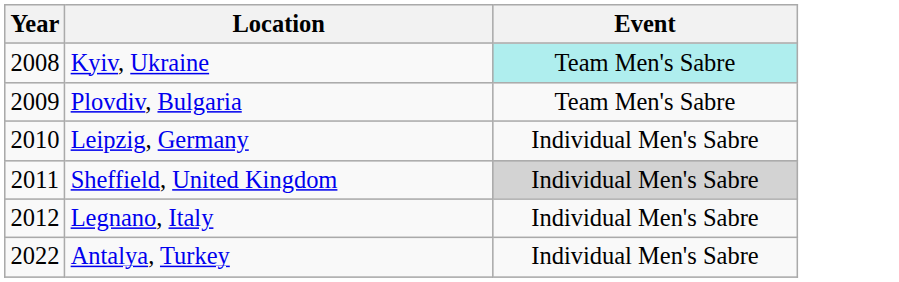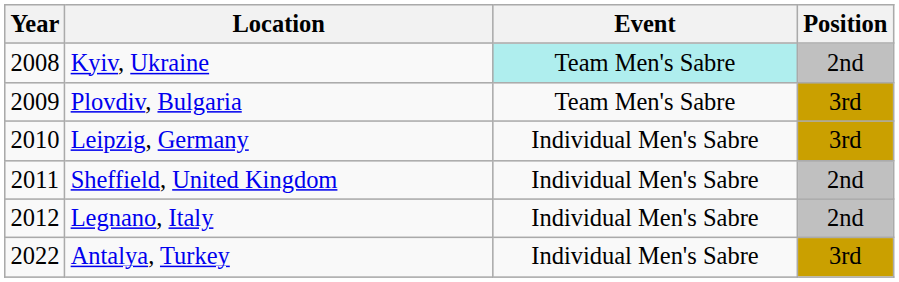+ column: (845, 23)
(645, 179) lightgrey background -> (645, 179) no background
